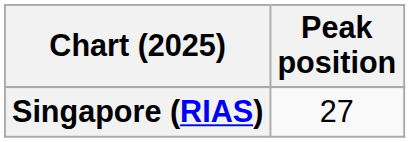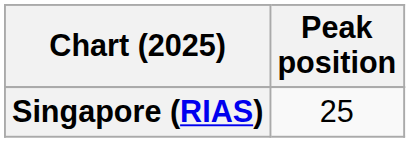(337, 111) 27 -> (337, 111) 25
